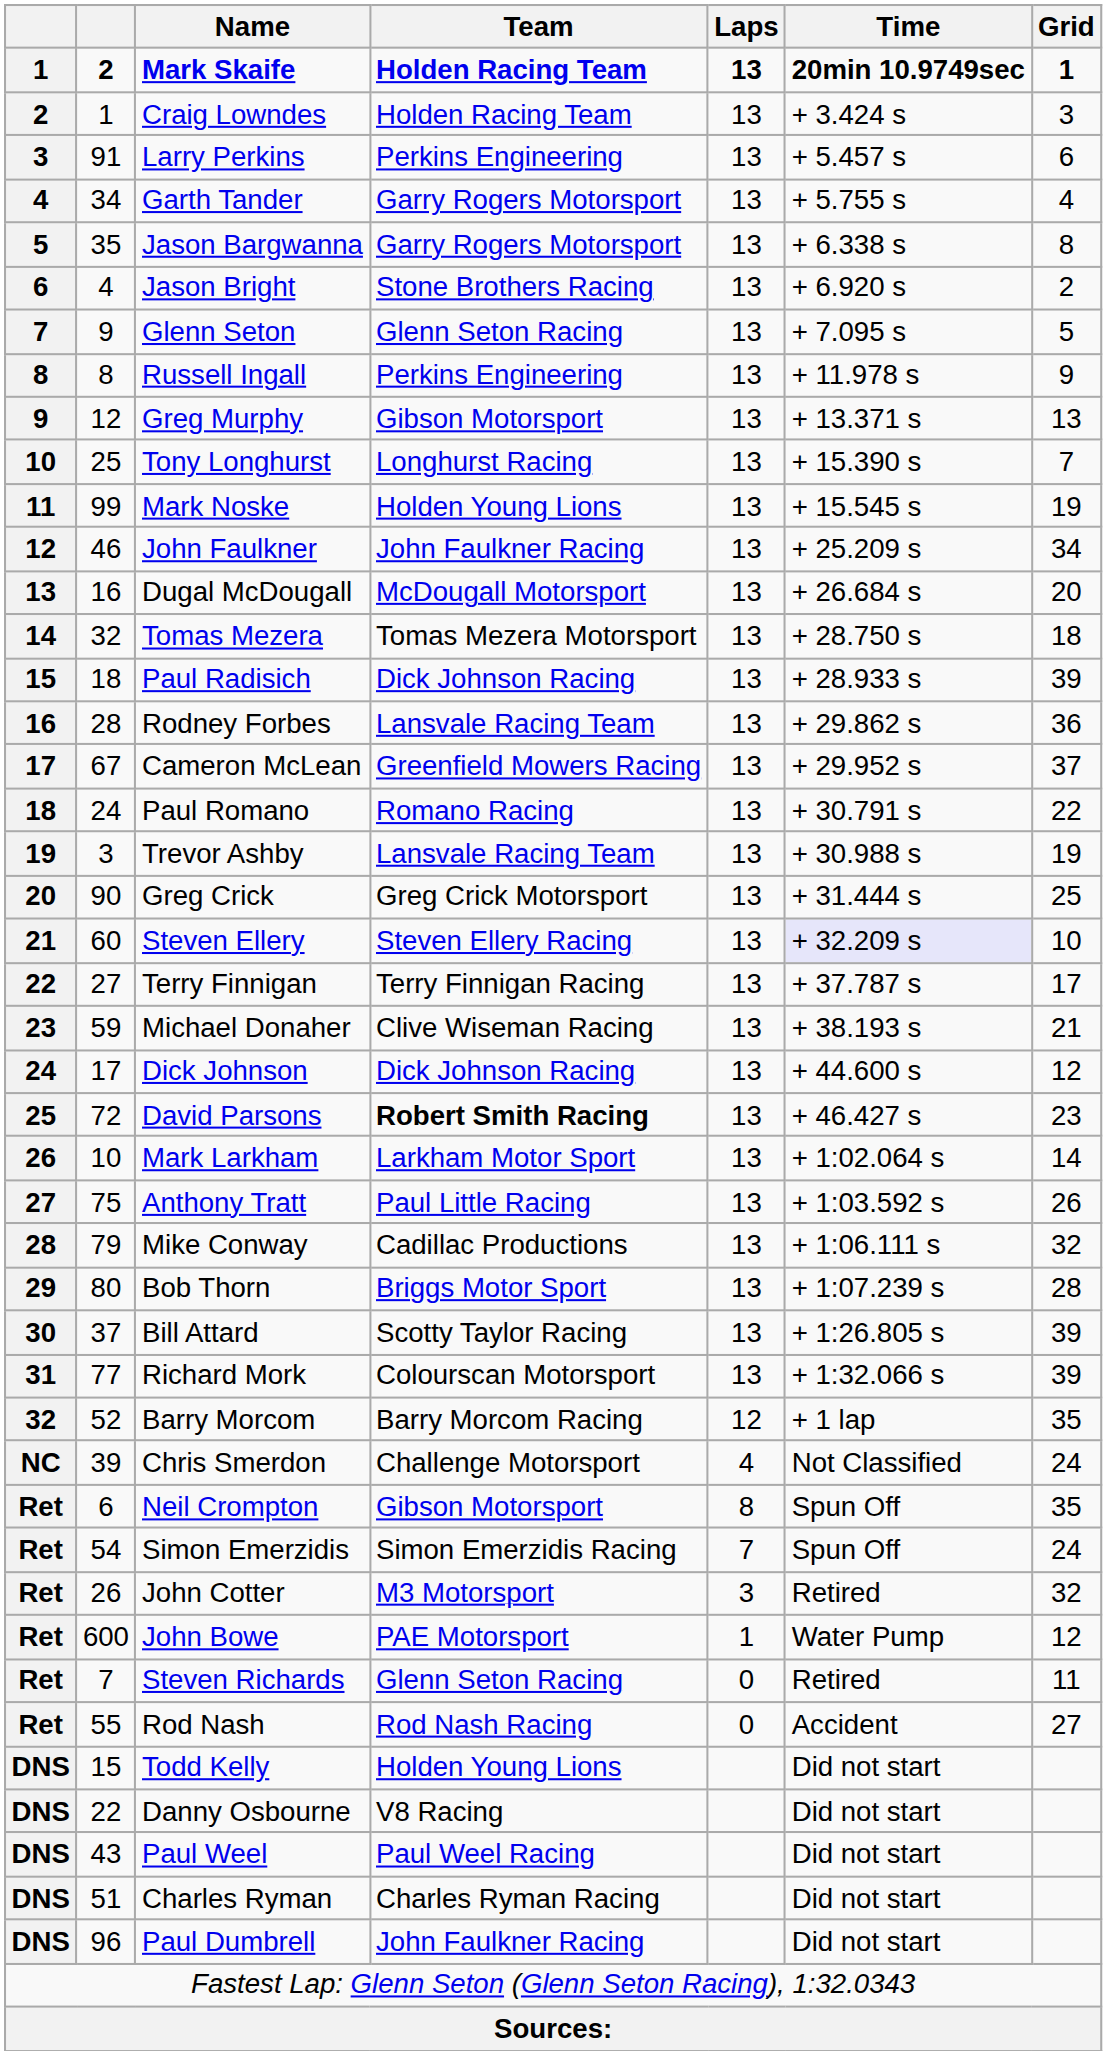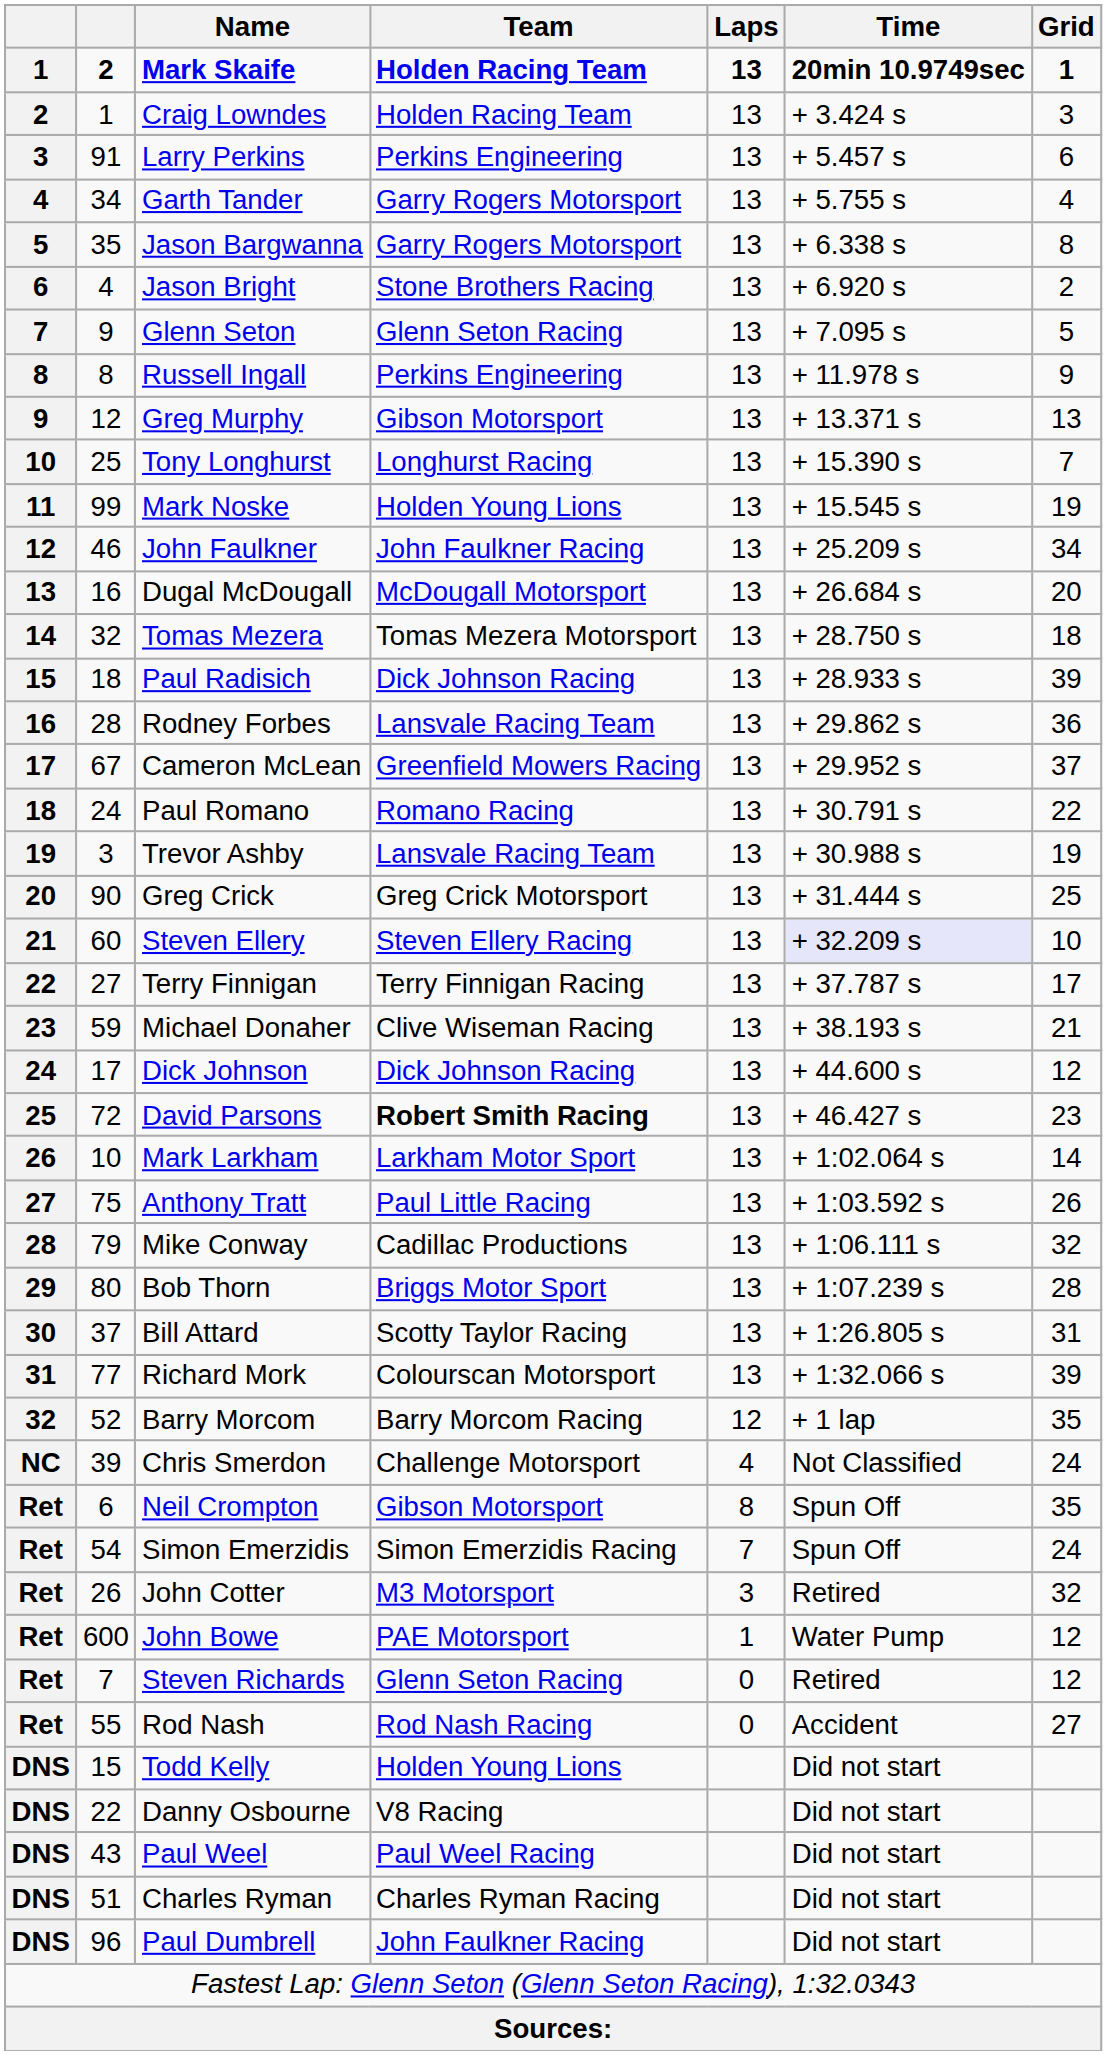(1066, 1332) 39 -> (1066, 1332) 31
(1066, 1680) 11 -> (1066, 1680) 12
